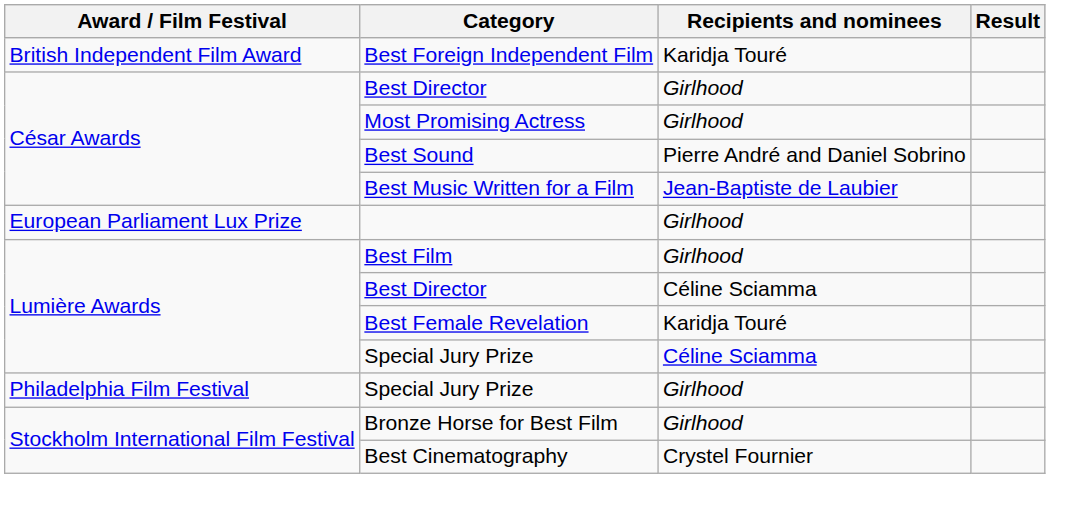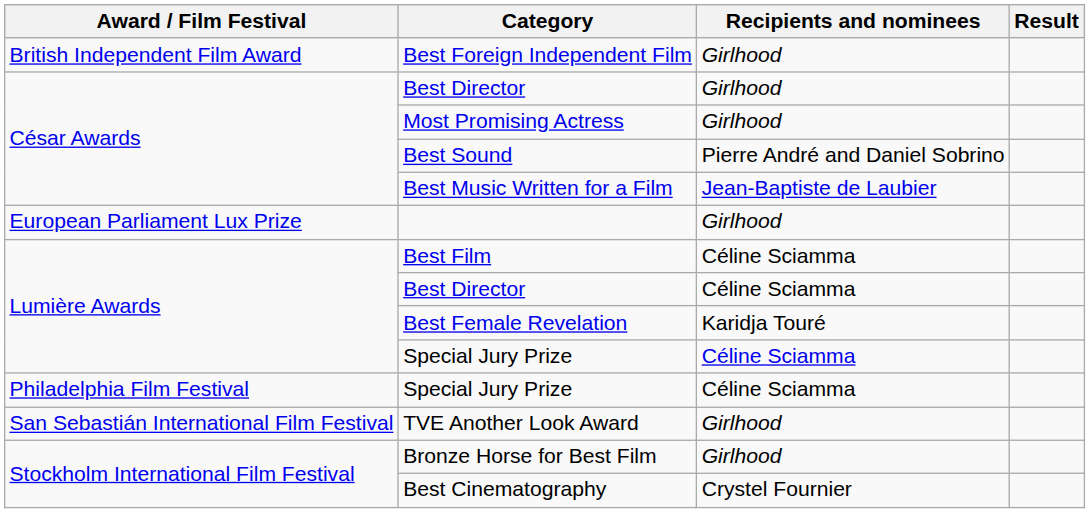(725, 54) Karidja Touré -> (742, 54) Girlhood
(703, 255) Girlhood -> (779, 255) Céline Sciamma
(703, 389) Girlhood -> (779, 389) Céline Sciamma
+ row: (201, 423)
